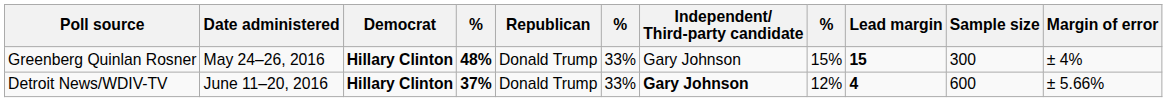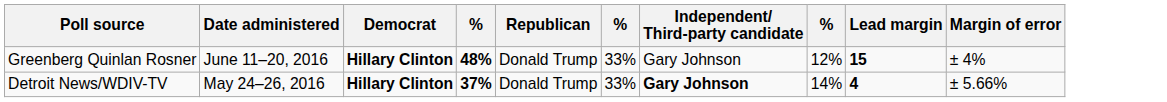- column: (995, 25)
(264, 59) May 24–26, 2016 -> (266, 59) June 11–20, 2016
(826, 59) 15% -> (826, 59) 12%
(266, 84) June 11–20, 2016 -> (264, 84) May 24–26, 2016
(826, 84) 12% -> (826, 84) 14%
